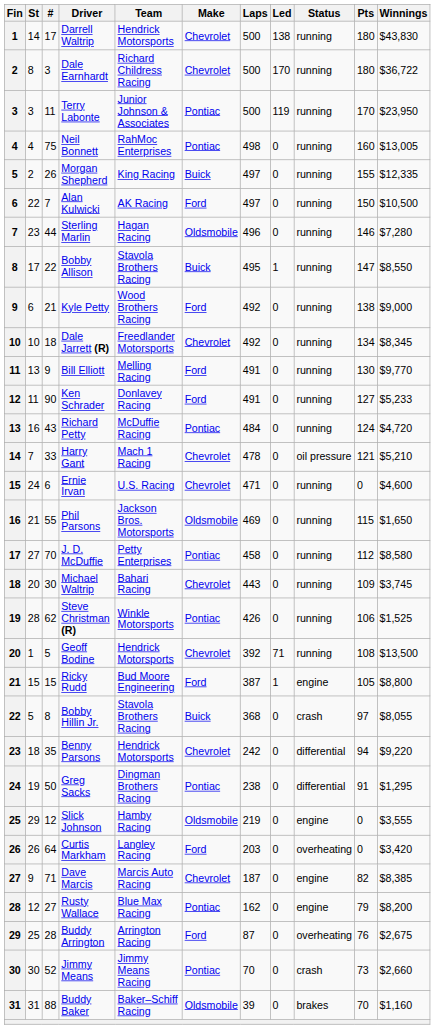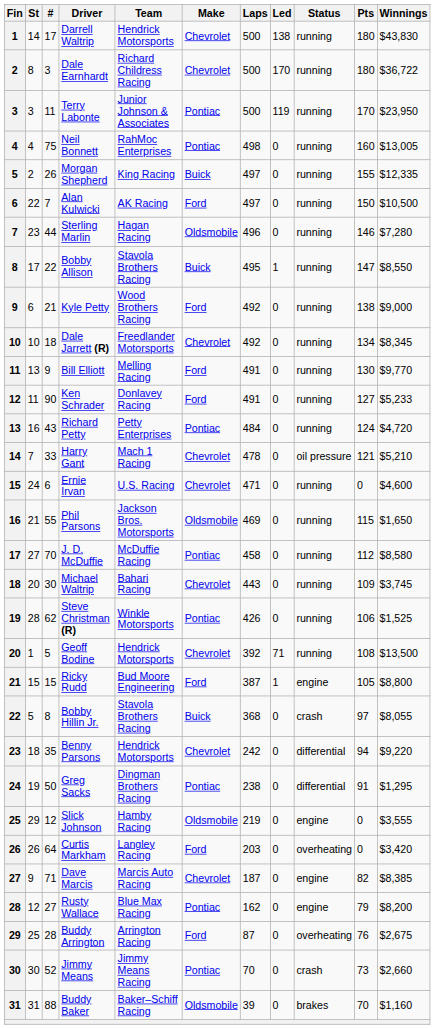(138, 428) McDuffie Racing -> (144, 428) Petty Enterprises
(144, 555) Petty Enterprises -> (138, 555) McDuffie Racing
